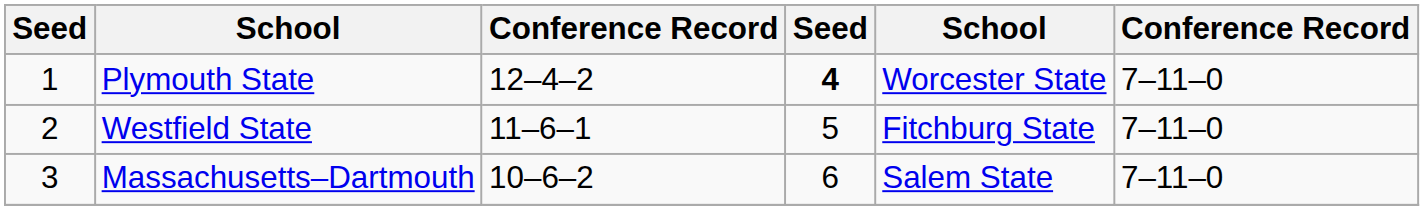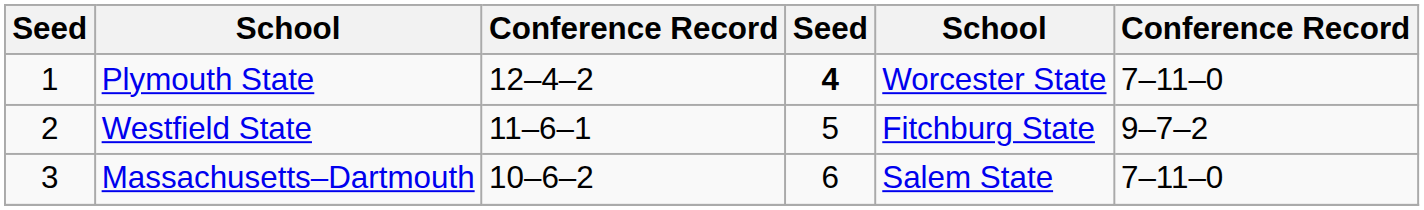(1172, 128) 7–11–0 -> (1165, 128) 9–7–2
